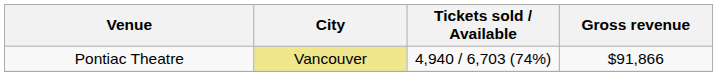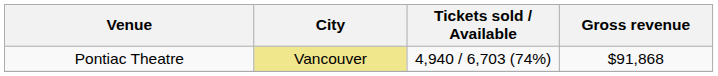(636, 58) $91,866 -> (636, 58) $91,868
